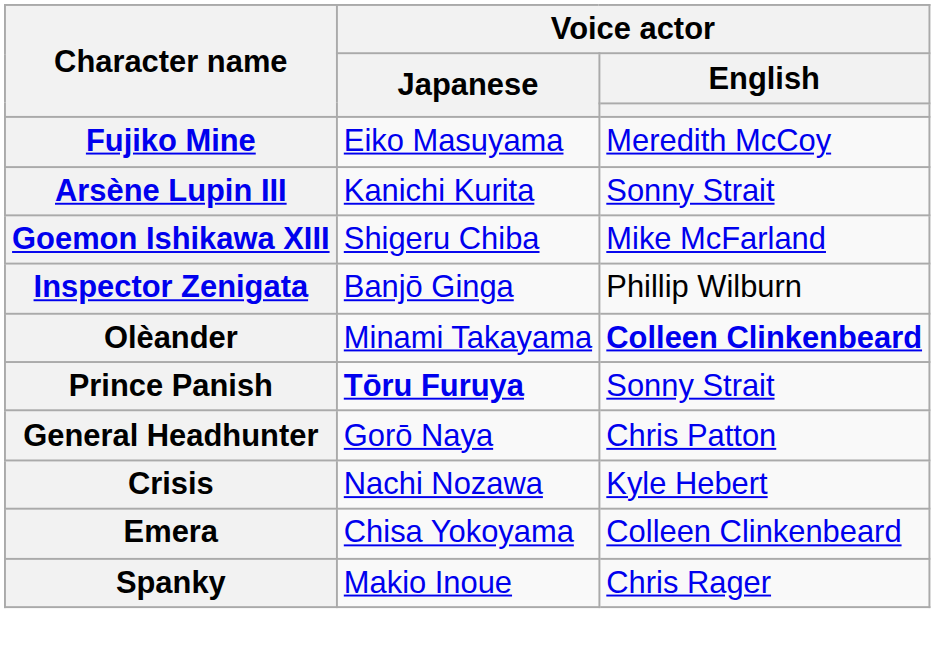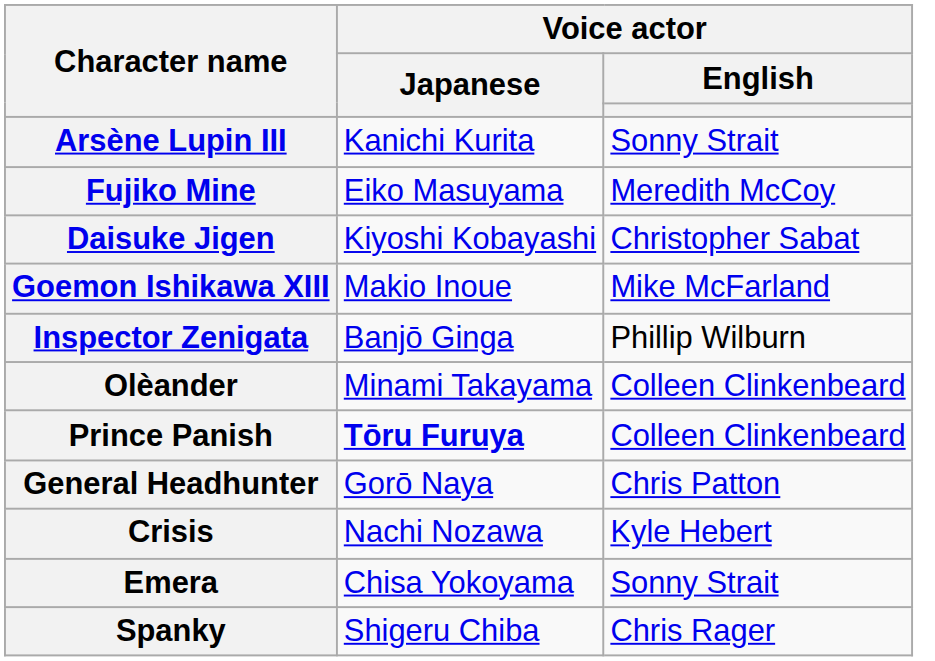rows swapped: (171, 190) <-> (171, 141)
+ row: (171, 239)
(442, 239) Shigeru Chiba -> (428, 288) Makio Inoue
(764, 337) bold -> (758, 386) normal
(690, 386) Sonny Strait -> (758, 435) Colleen Clinkenbeard
(754, 532) Colleen Clinkenbeard -> (694, 581) Sonny Strait
(428, 581) Makio Inoue -> (442, 630) Shigeru Chiba
